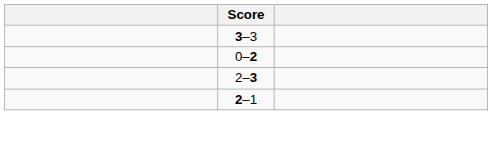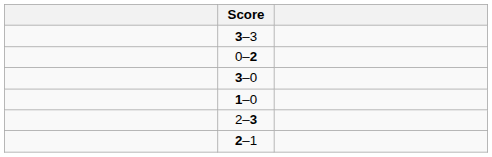+ row: (246, 78)
+ row: (246, 99)
